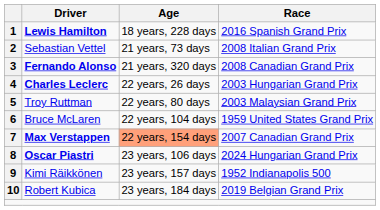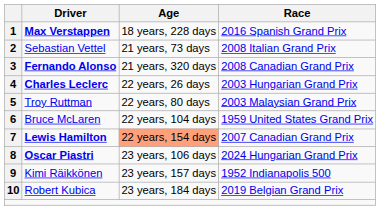(66, 31) Lewis Hamilton -> (67, 31) Max Verstappen
(67, 137) Max Verstappen -> (66, 137) Lewis Hamilton
